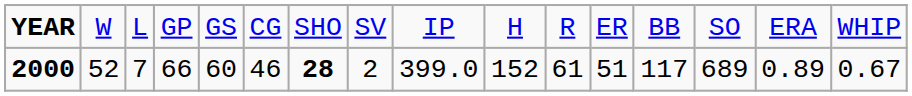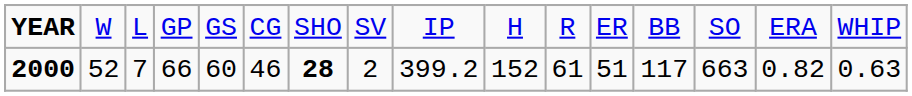(439, 70) 399.0 -> (439, 70) 399.2
(725, 70) 689 -> (725, 70) 663
(793, 70) 0.89 -> (793, 70) 0.82
(869, 70) 0.67 -> (869, 70) 0.63
